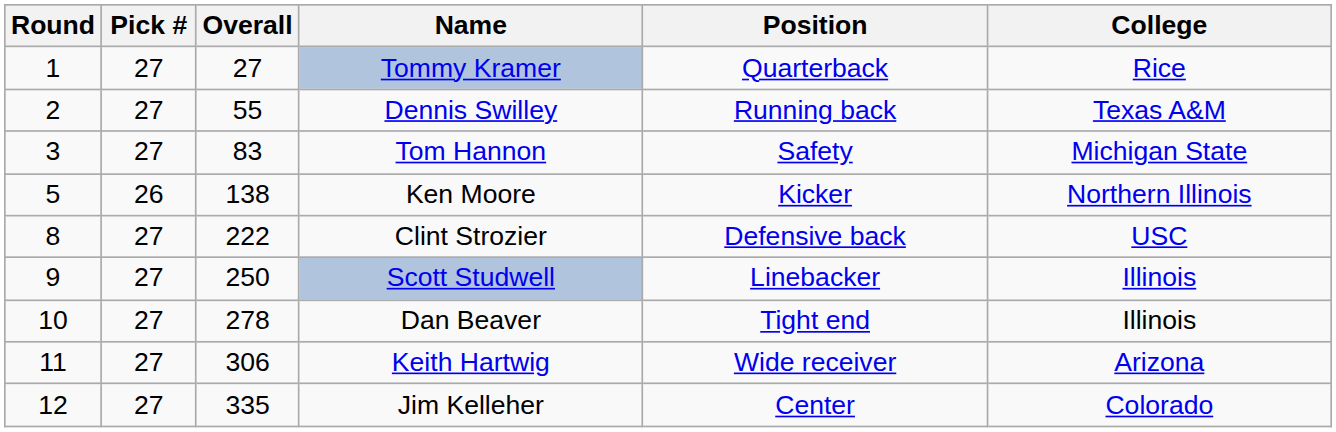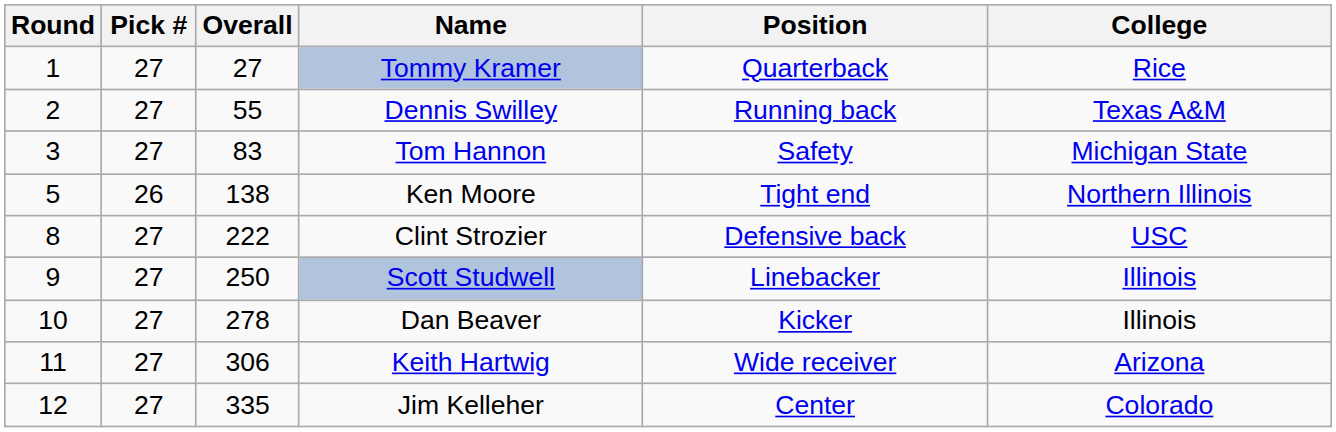(815, 194) Kicker -> (815, 194) Tight end
(815, 320) Tight end -> (815, 320) Kicker
